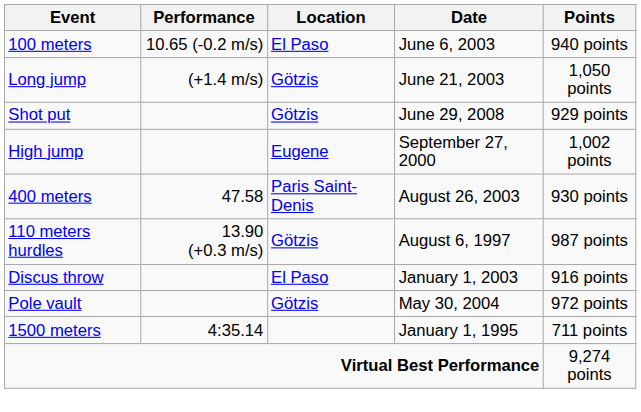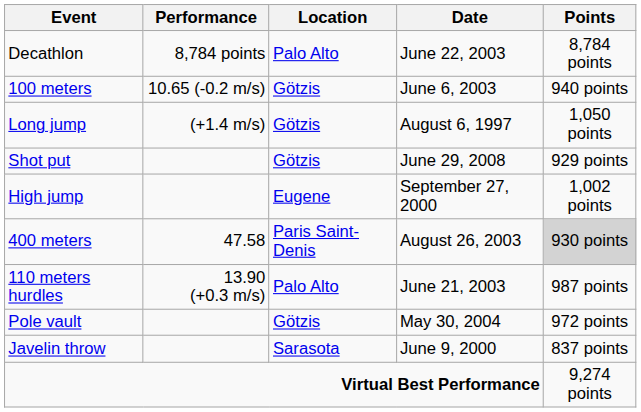+ row: (46, 53)
(300, 44) El Paso -> (297, 89) Götzis
(451, 79) June 21, 2003 -> (456, 124) August 6, 1997
(590, 196) no background -> (590, 241) lightgrey background
(295, 241) Götzis -> (306, 286) Palo Alto
(455, 241) August 6, 1997 -> (453, 286) June 21, 2003
- row: (56, 277)
+ row: (57, 348)
- row: (55, 330)
